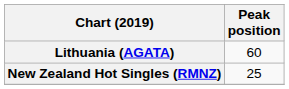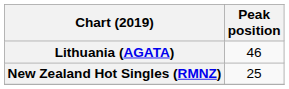(254, 52) 60 -> (254, 52) 46
